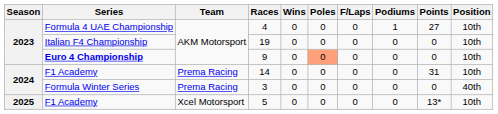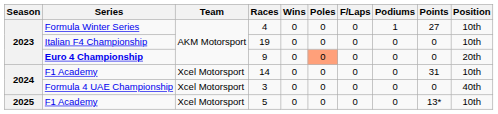(109, 27) Formula 4 UAE Championship -> (92, 27) Formula Winter Series
(472, 57) 10th -> (472, 57) 20th
(208, 72) Prema Racing -> (211, 72) Xcel Motorsport
(92, 87) Formula Winter Series -> (109, 87) Formula 4 UAE Championship
(208, 87) Prema Racing -> (211, 87) Xcel Motorsport
